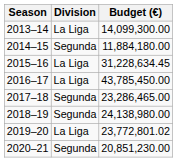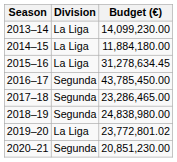(136, 30) 14,099,300.00 -> (136, 30) 14,099,230.00
(75, 47) Segunda -> (71, 47) La Liga
(136, 64) 31,228,634.45 -> (136, 64) 31,278,634.45
(71, 81) La Liga -> (75, 81) Segunda
(136, 115) 24,138,980.00 -> (136, 115) 24,838,980.00
